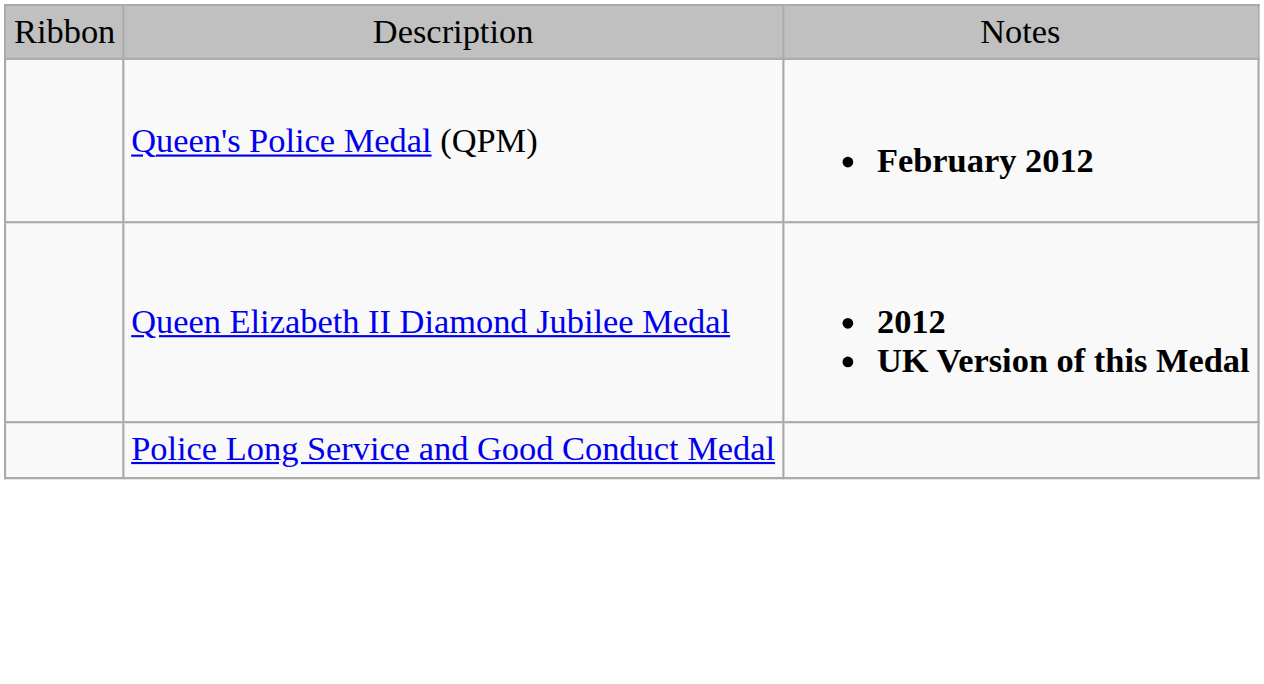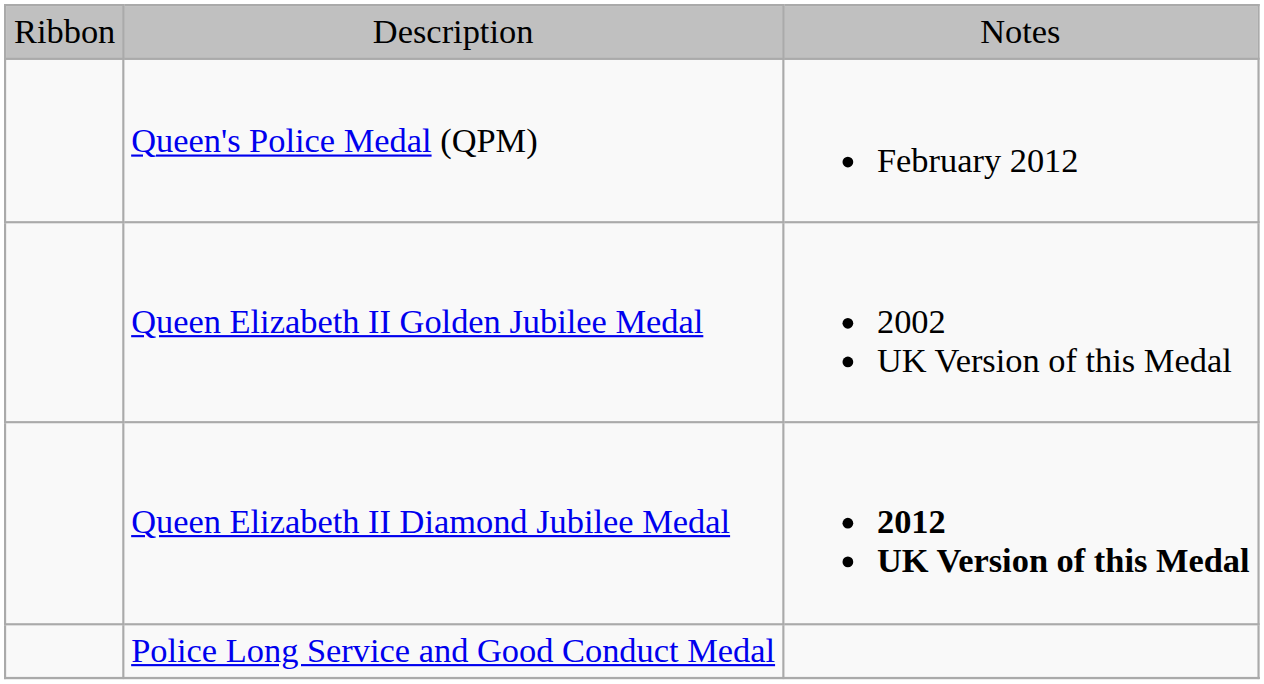(1020, 160) bold -> (1020, 160) normal
+ row: (417, 321)
